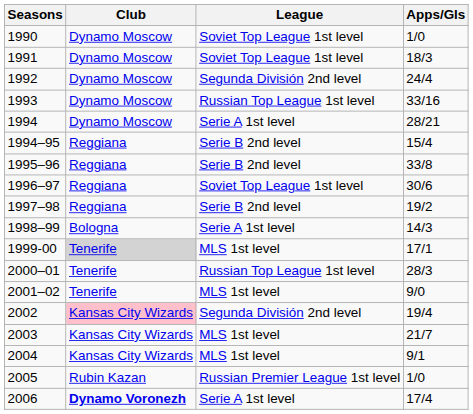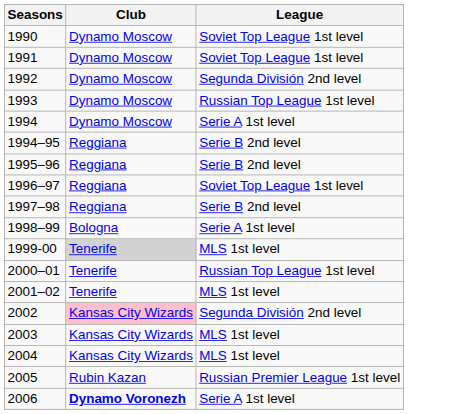- column: (436, 15)
